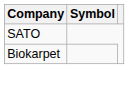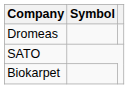+ row: (33, 34)
